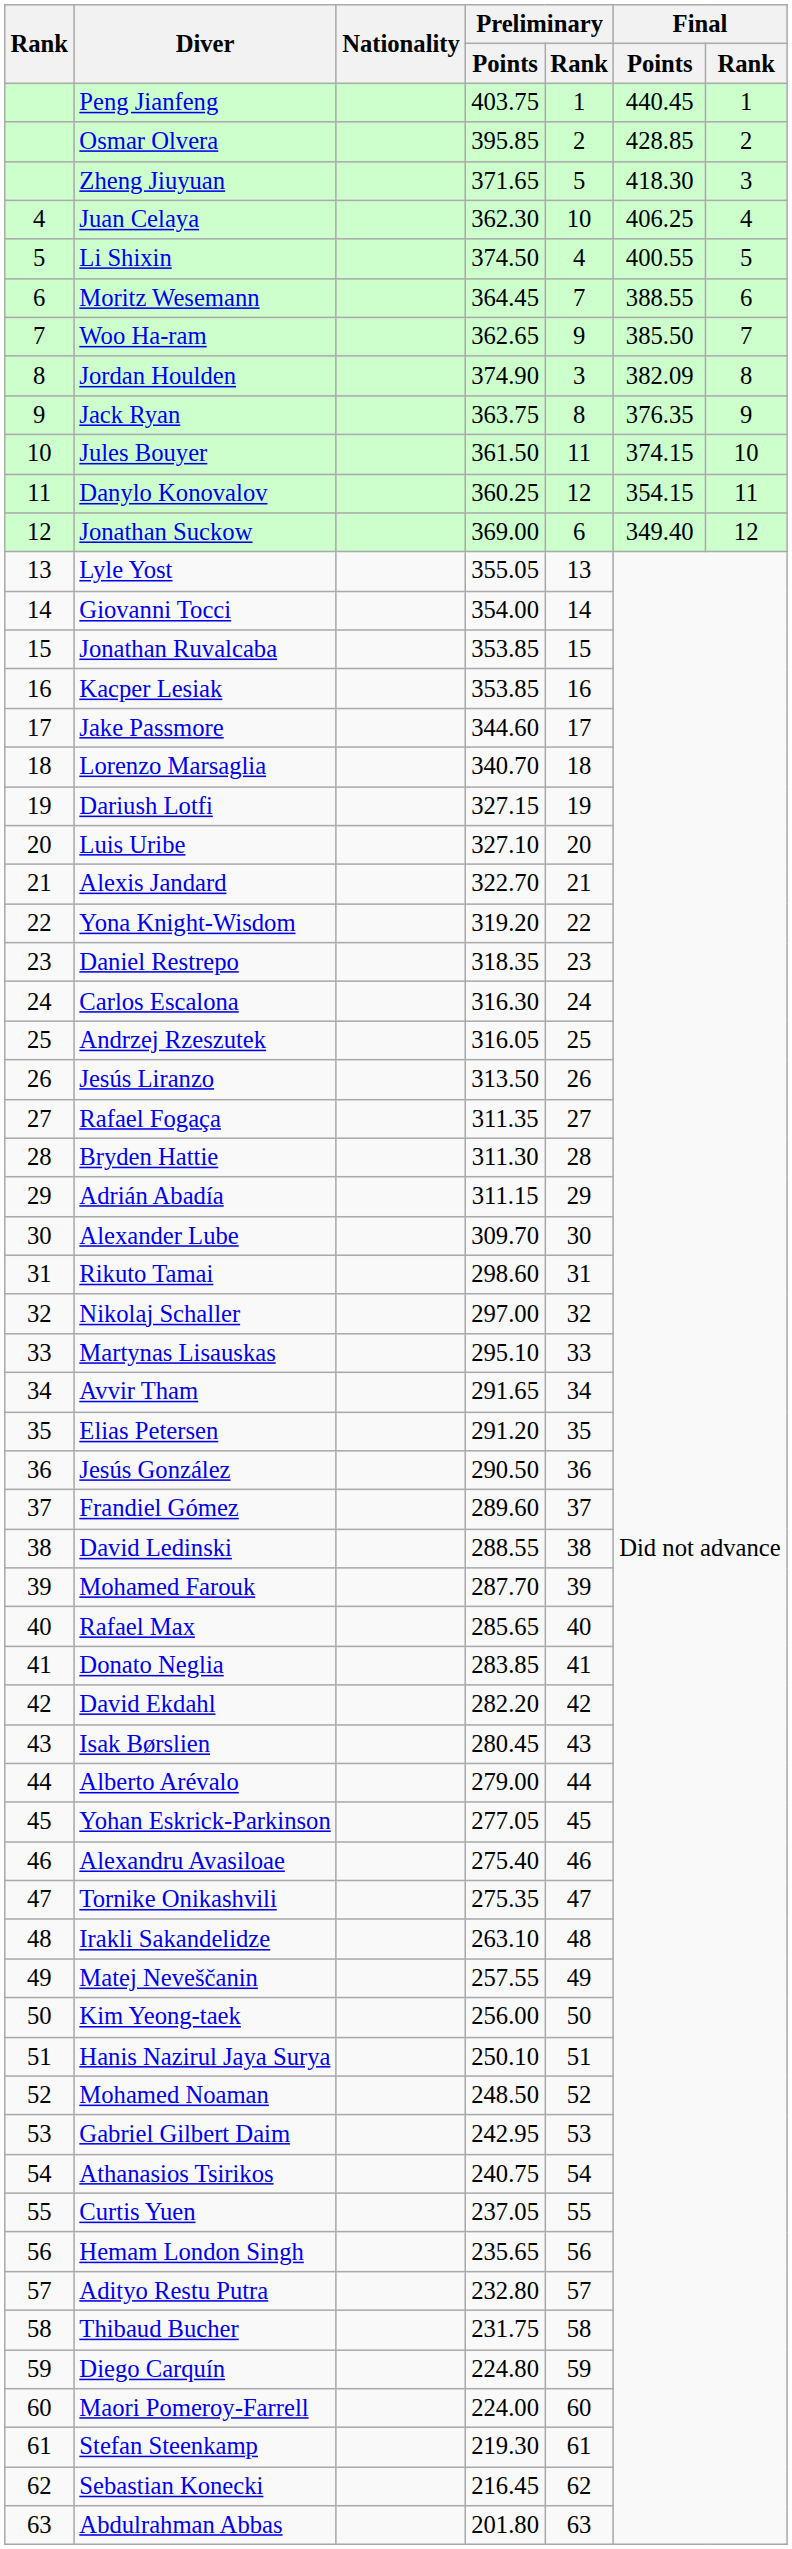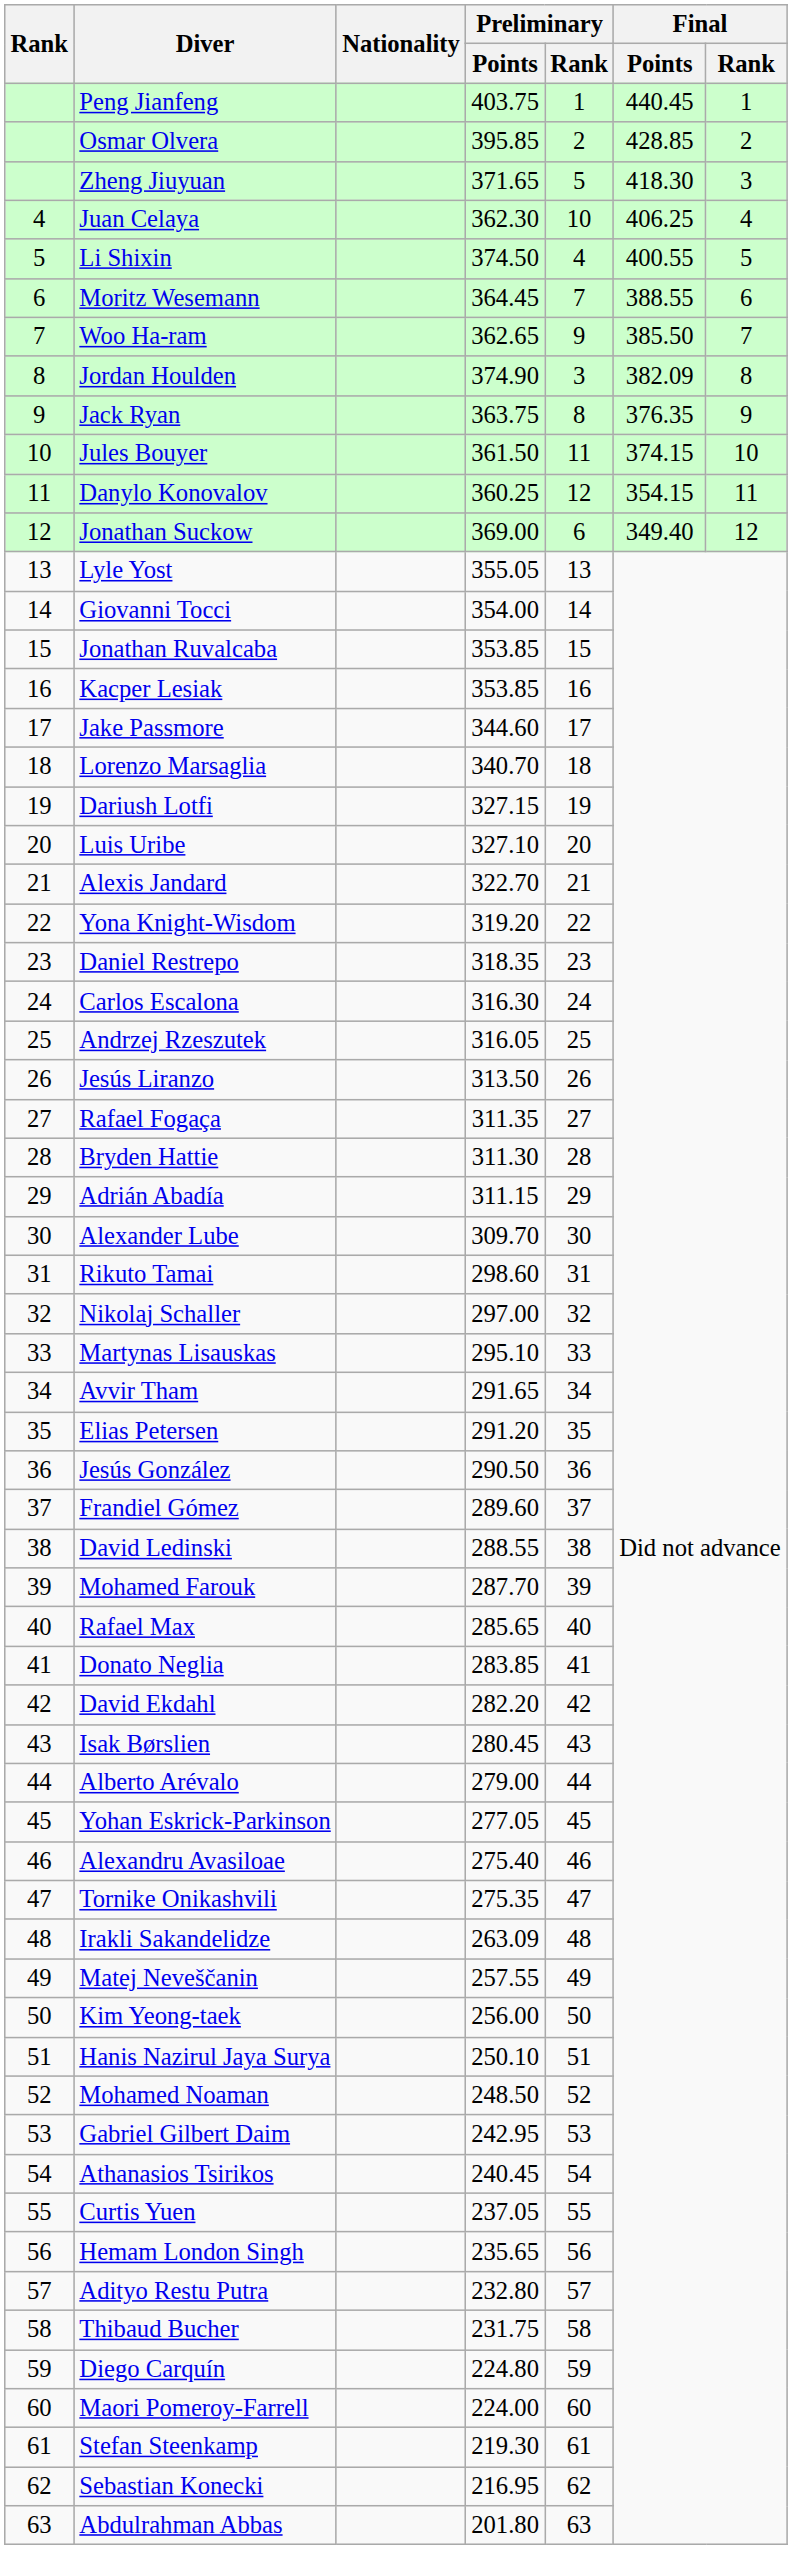(505, 1938) 263.10 -> (505, 1938) 263.09
(505, 2173) 240.75 -> (505, 2173) 240.45
(505, 2485) 216.45 -> (505, 2485) 216.95
